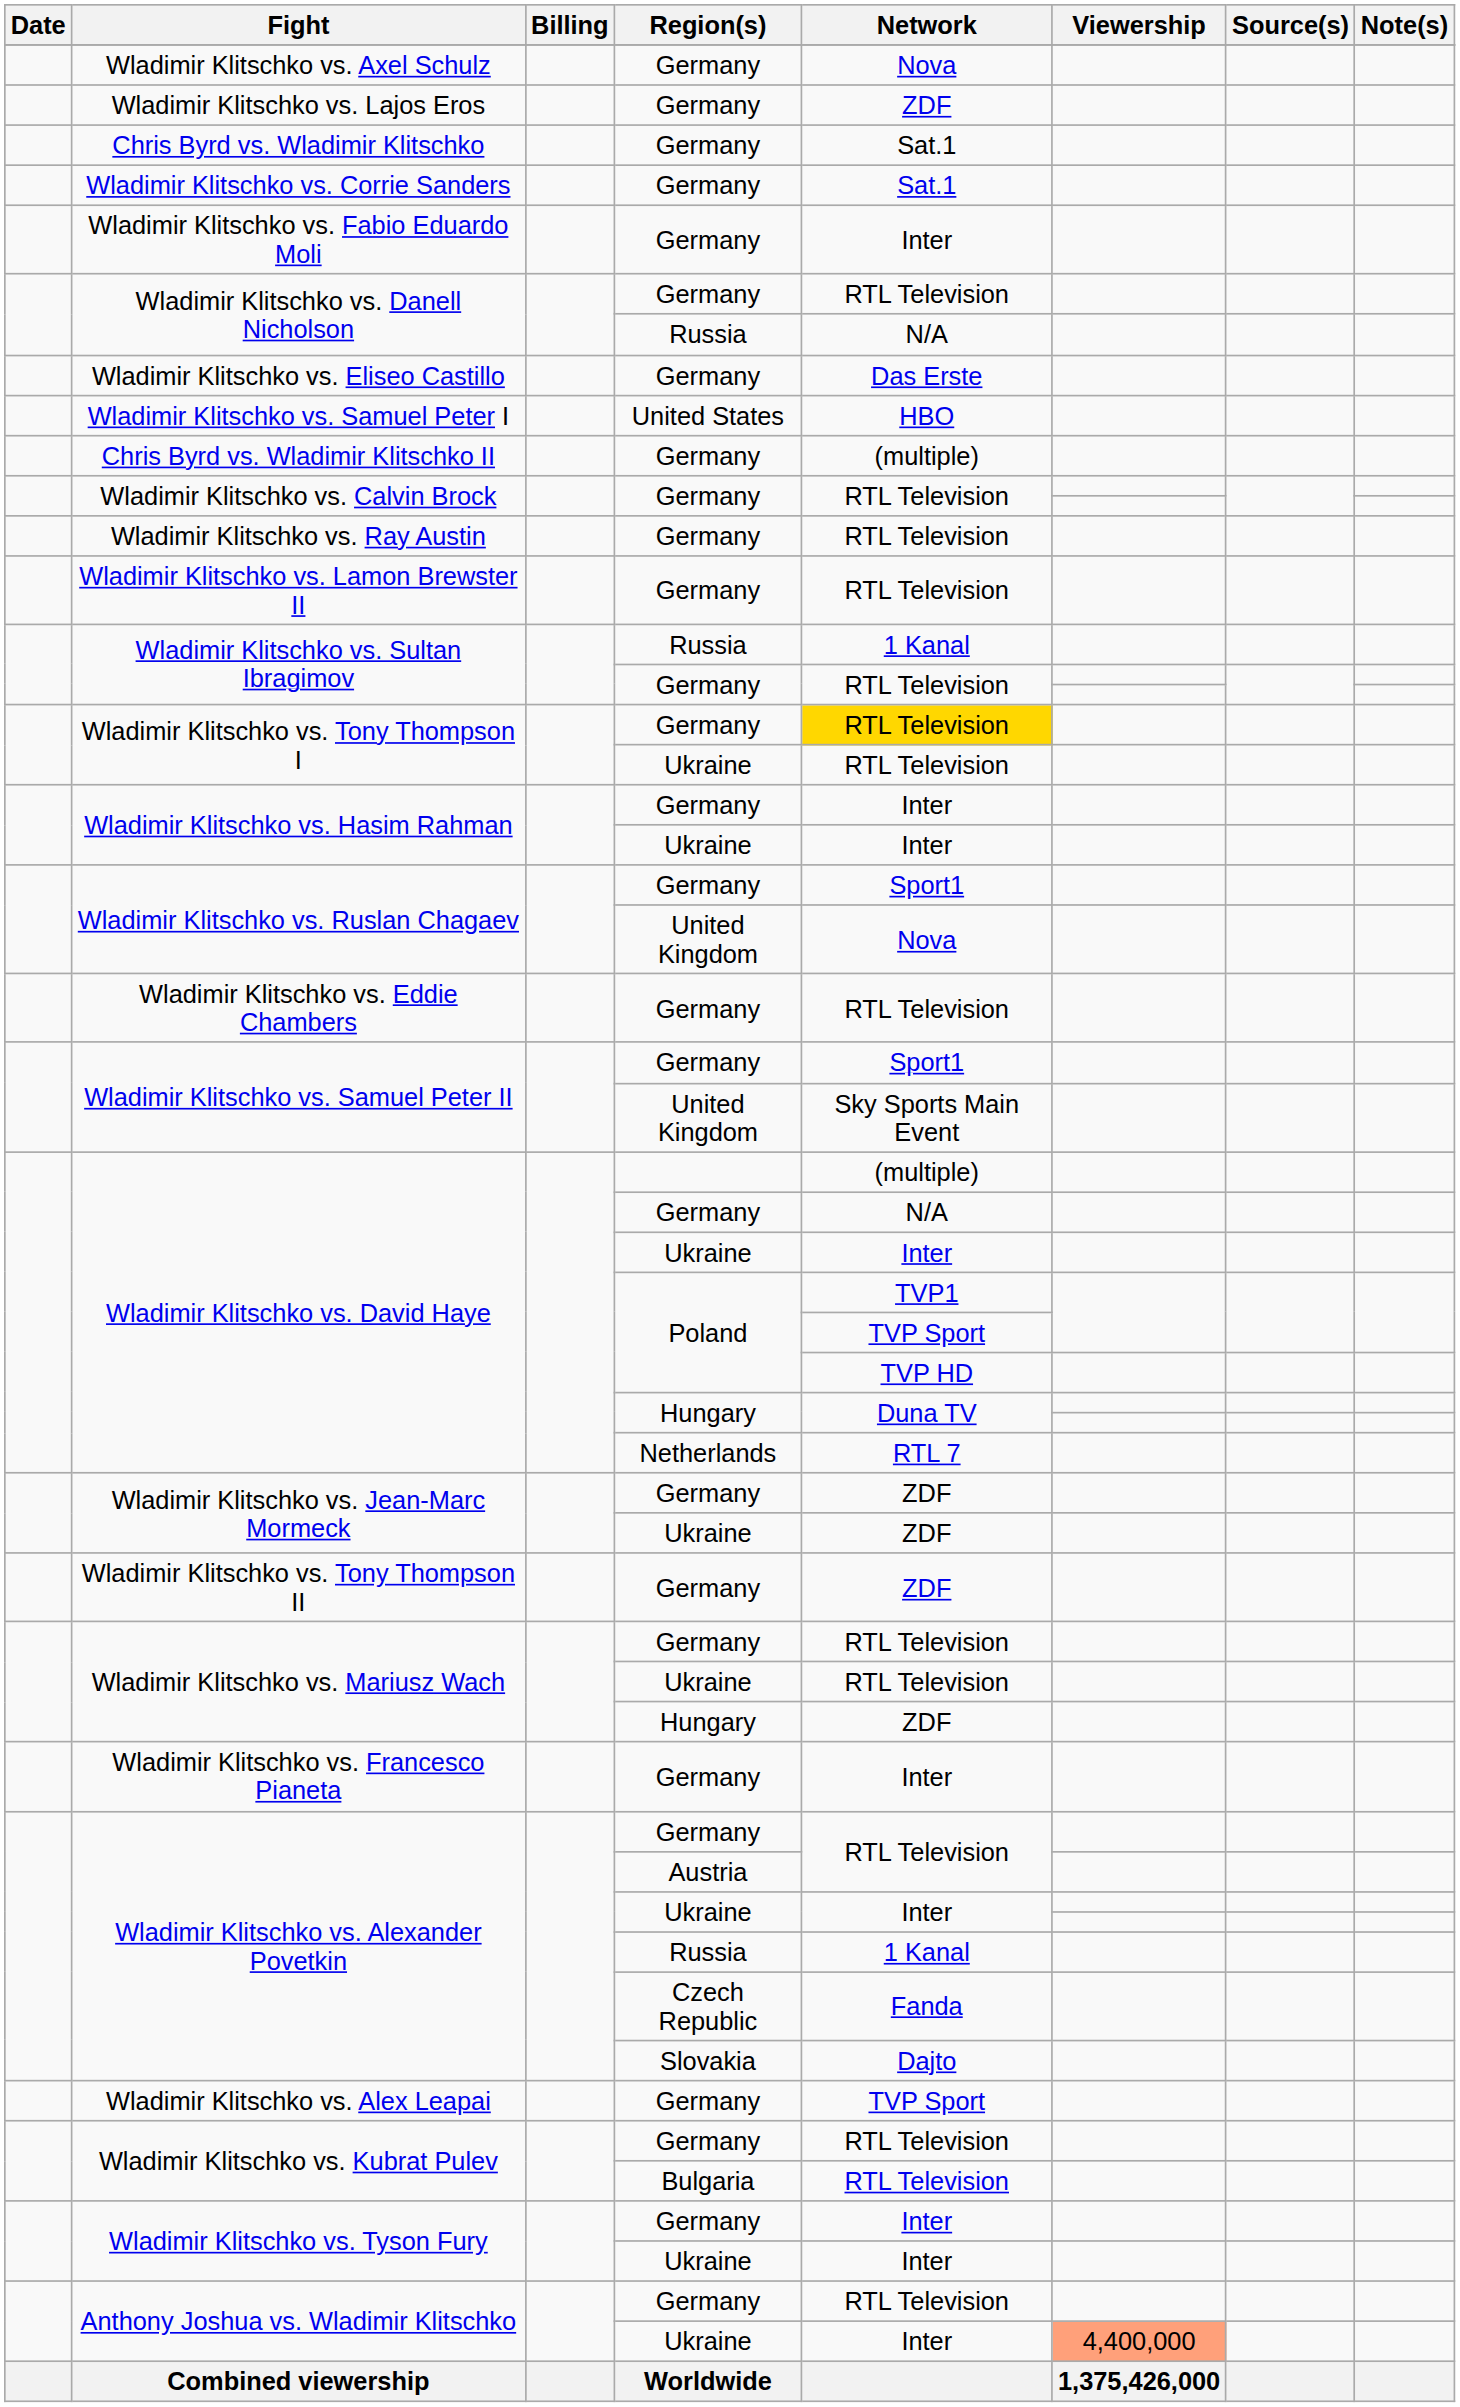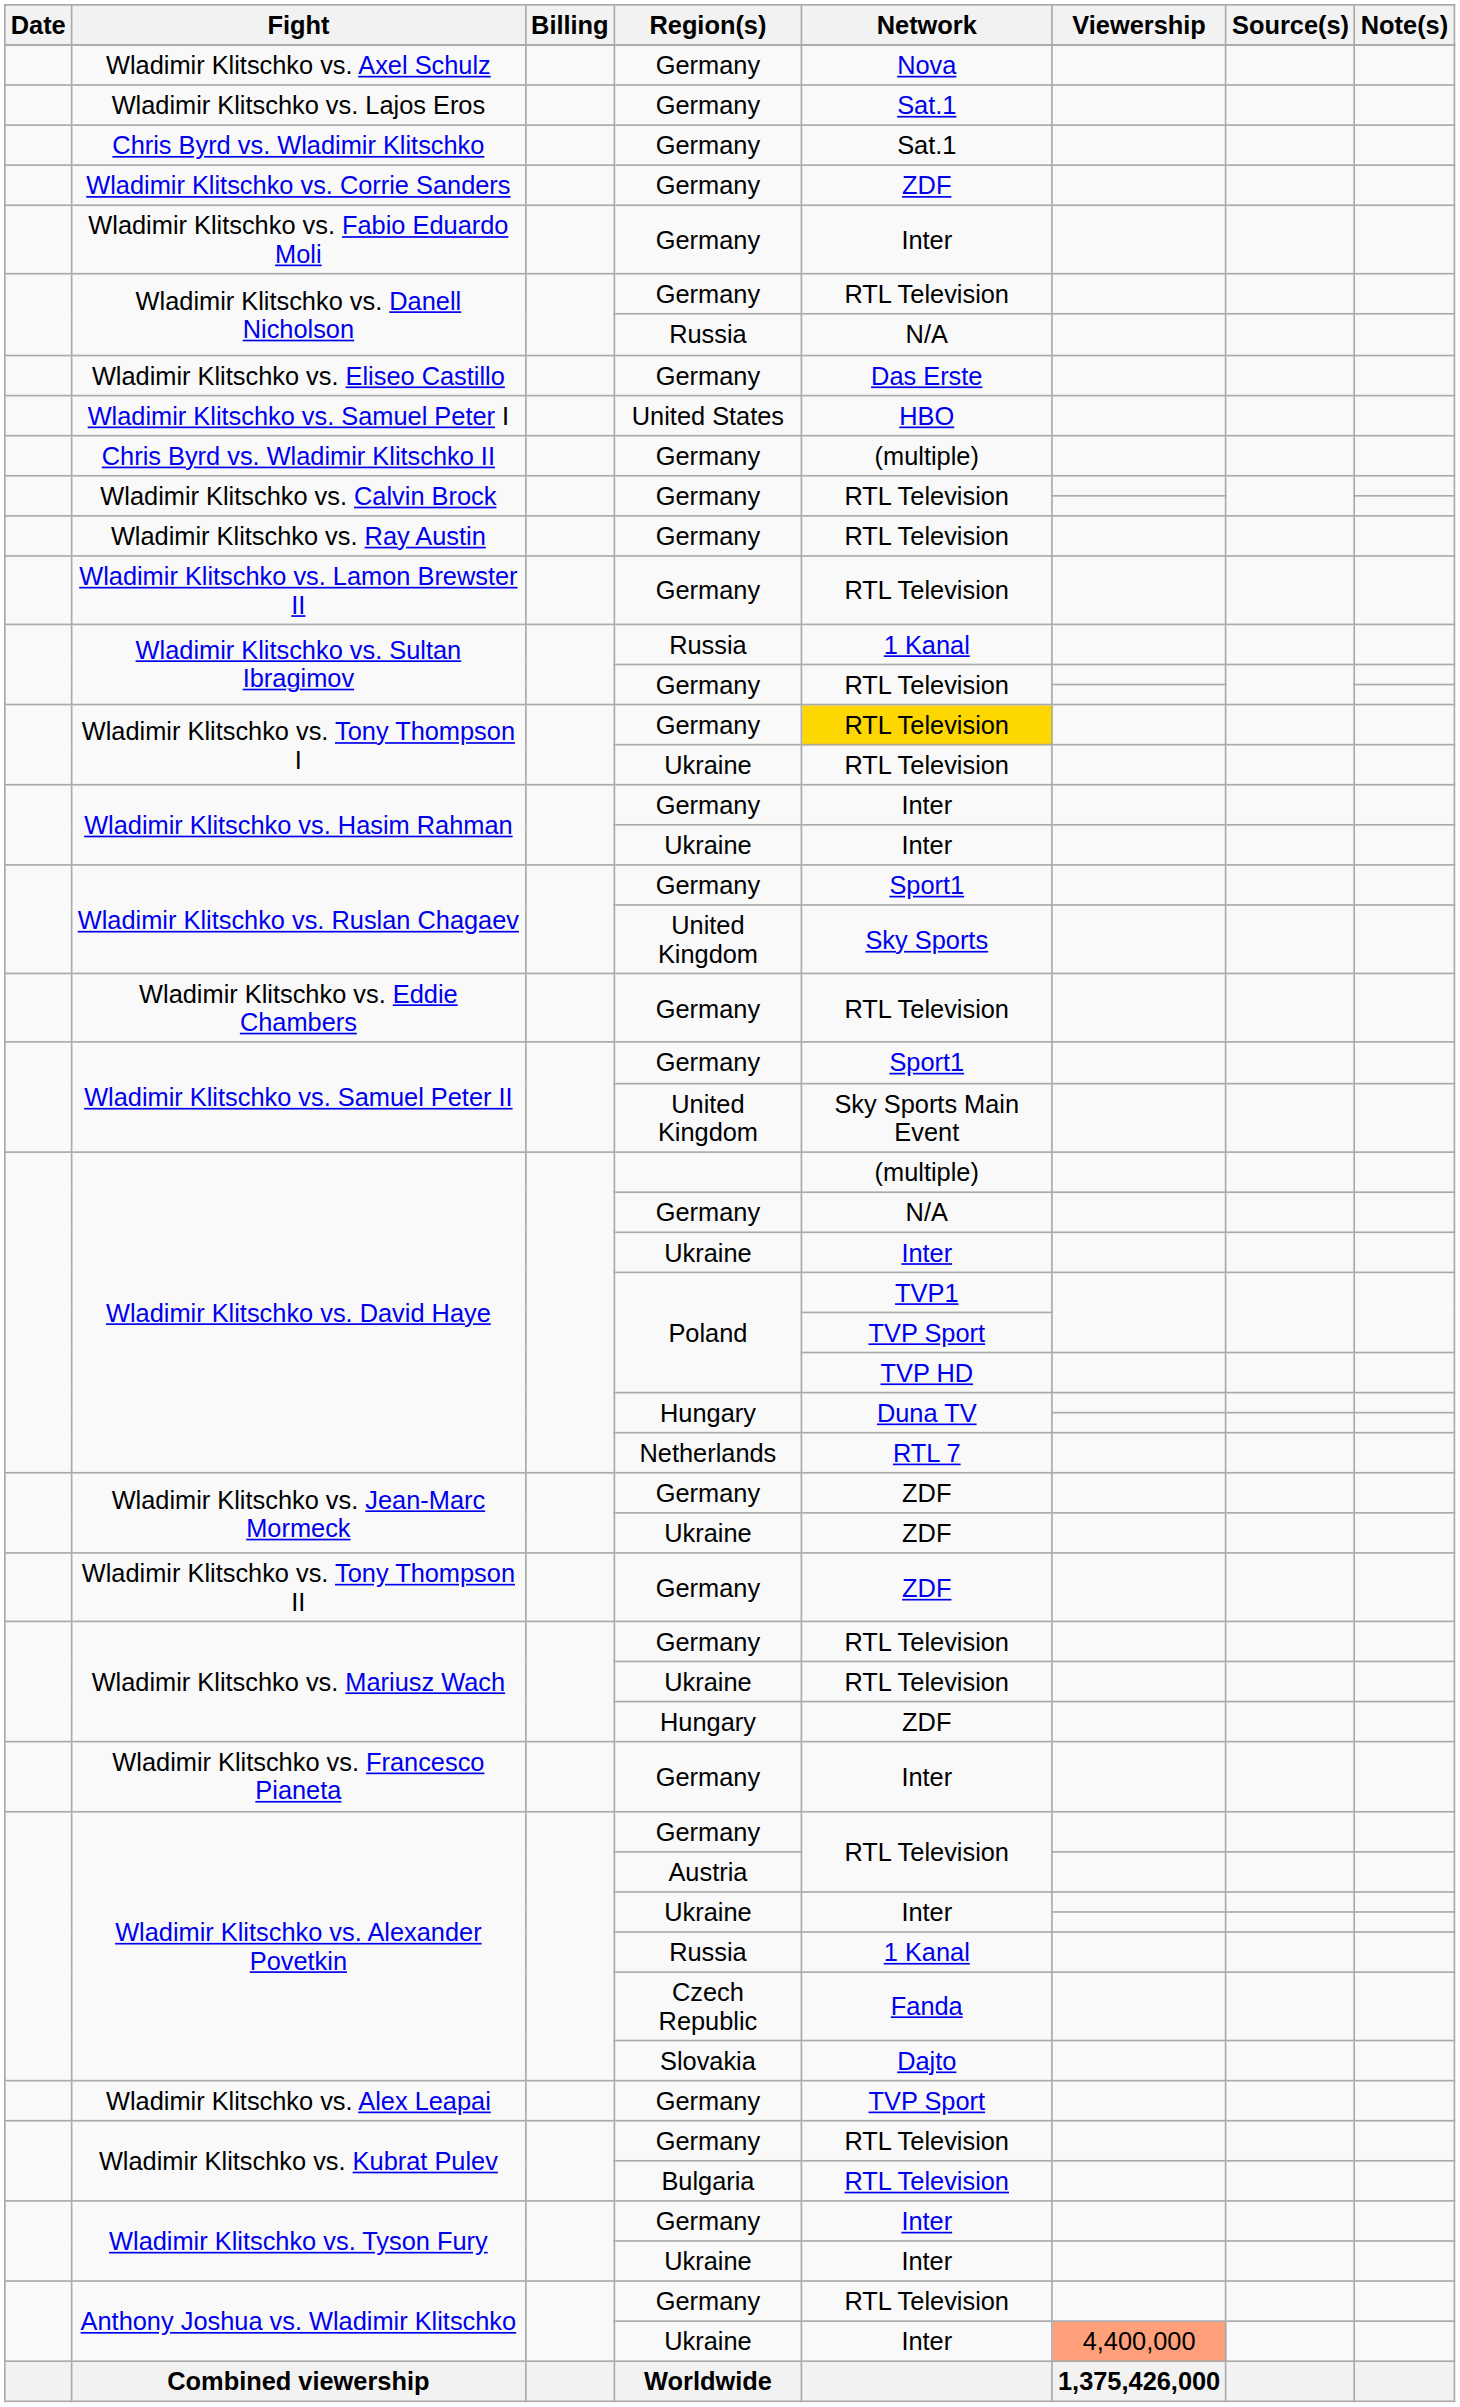(927, 105) ZDF -> (927, 105) Sat.1
(927, 186) Sat.1 -> (927, 186) ZDF
(927, 940) Nova -> (927, 940) Sky Sports
